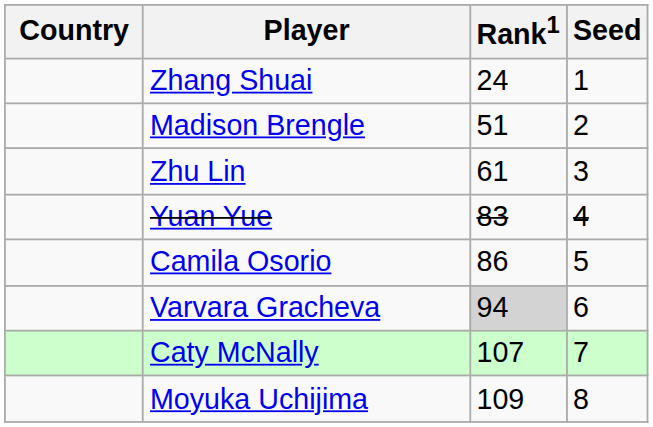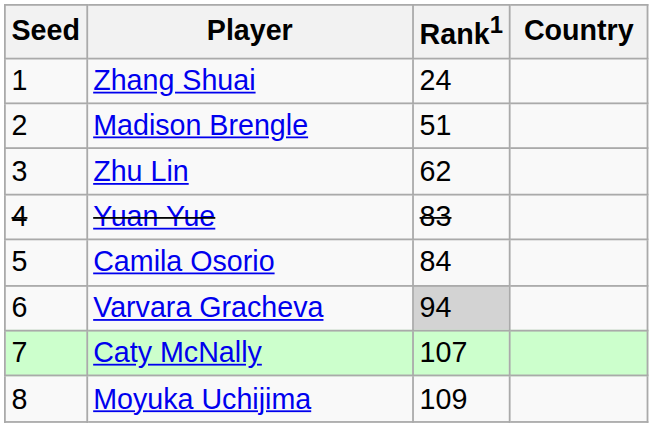columns swapped: (74, 31) <-> (607, 31)
(492, 171) 61 -> (436, 171) 62
(492, 262) 86 -> (436, 262) 84
